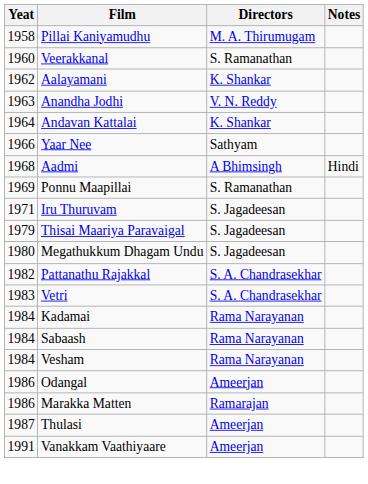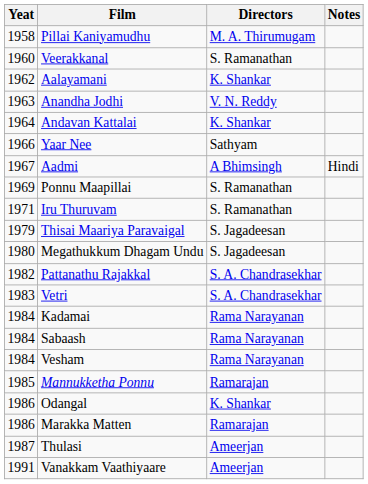(21, 166) 1968 -> (21, 166) 1967
(247, 209) S. Jagadeesan -> (251, 209) S. Ramanathan
+ row: (97, 381)
(237, 381) Ameerjan -> (240, 403) K. Shankar
